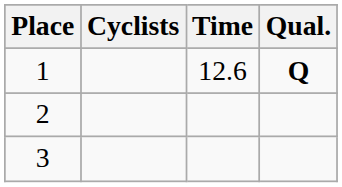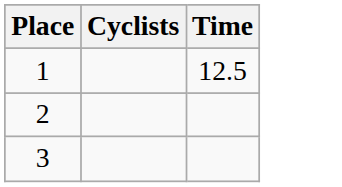- column: (298, 26)
(223, 70) 12.6 -> (223, 70) 12.5
